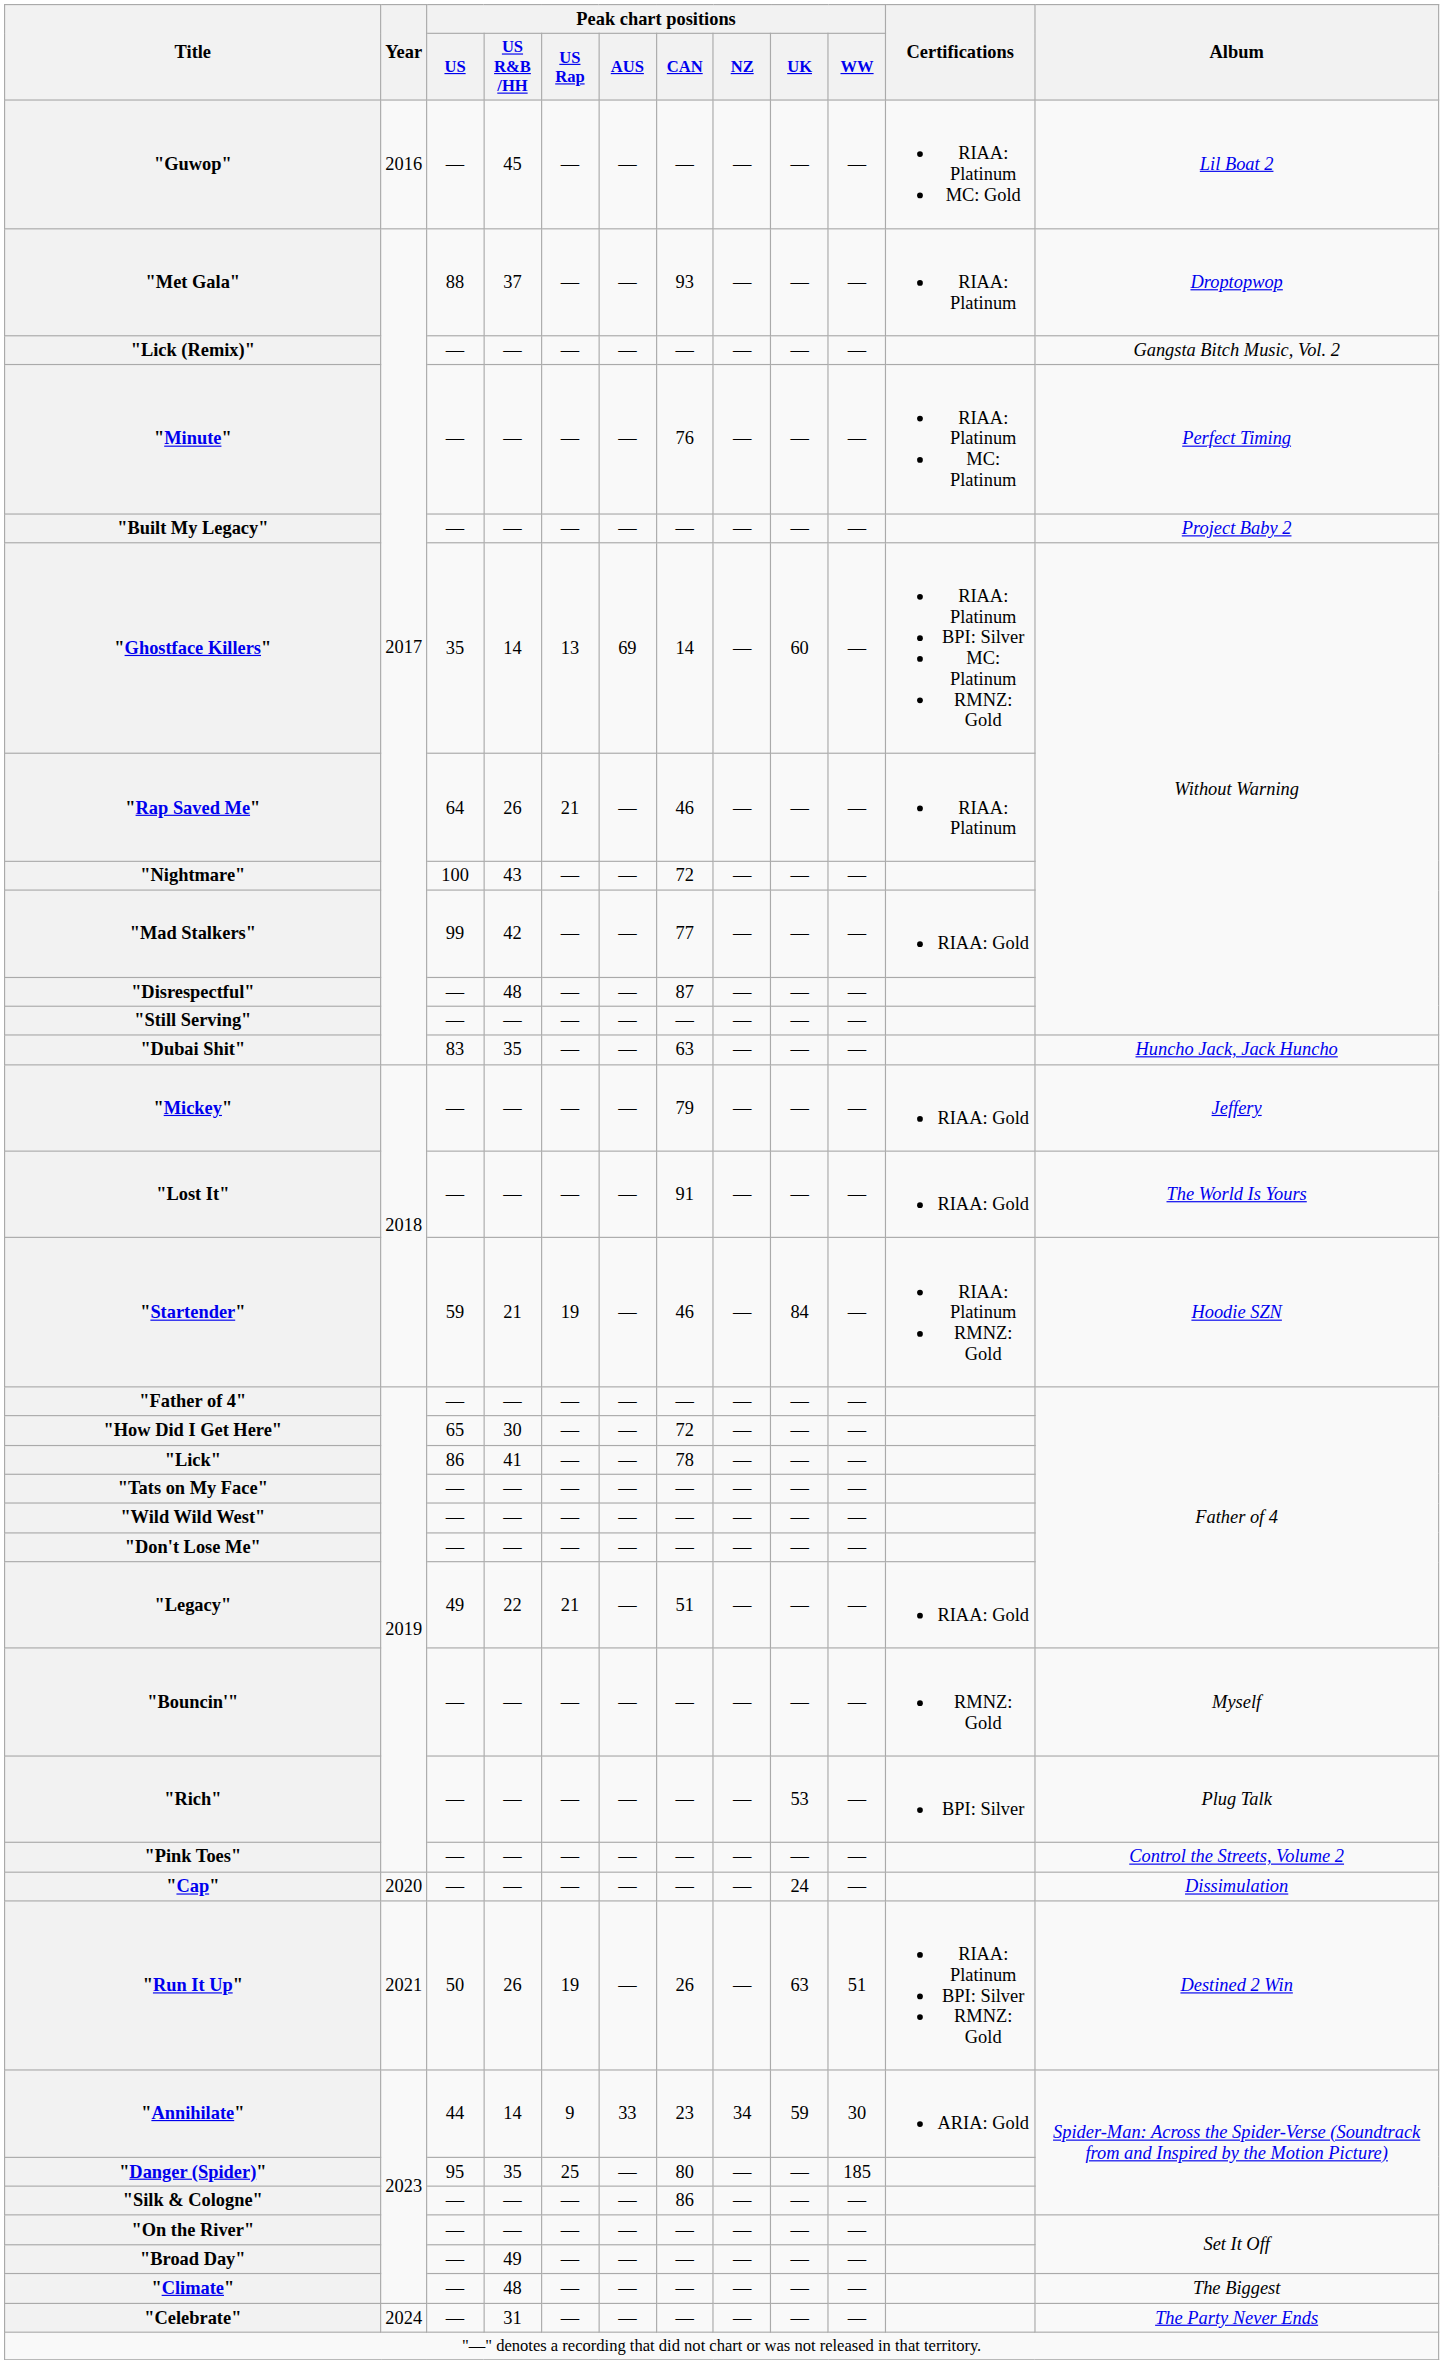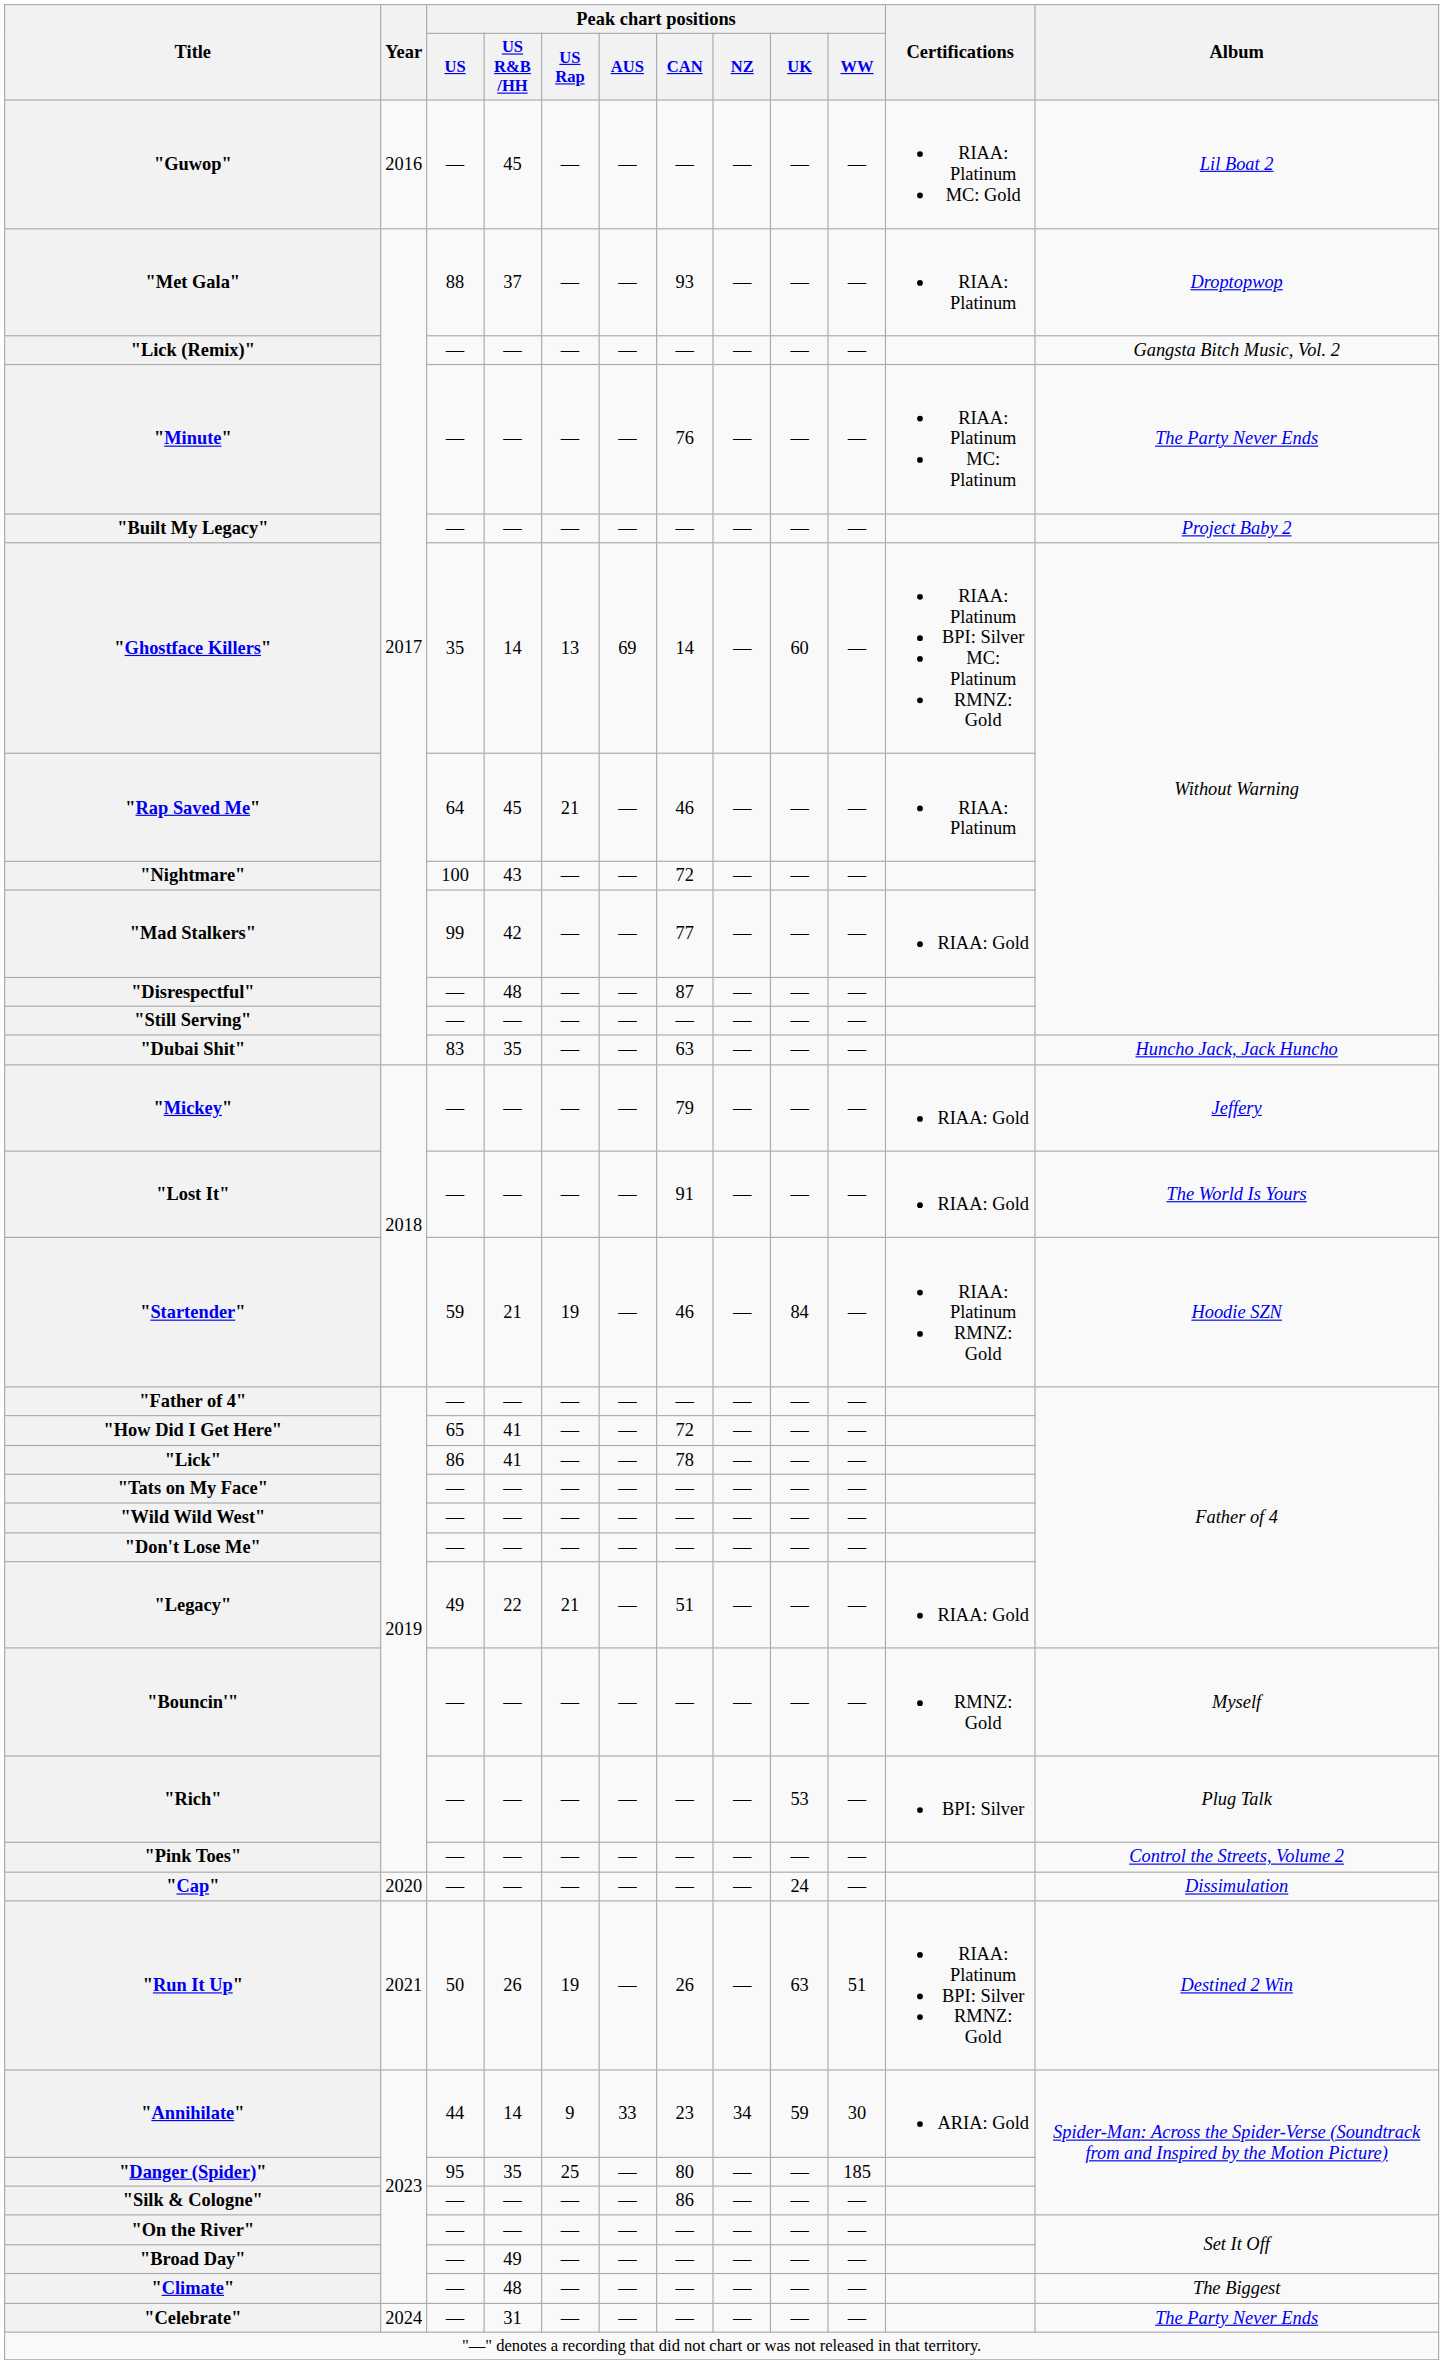(1237, 439) Perfect Timing -> (1237, 439) The Party Never Ends
(512, 807) 26 -> (512, 807) 45
(512, 1430) 30 -> (512, 1430) 41
